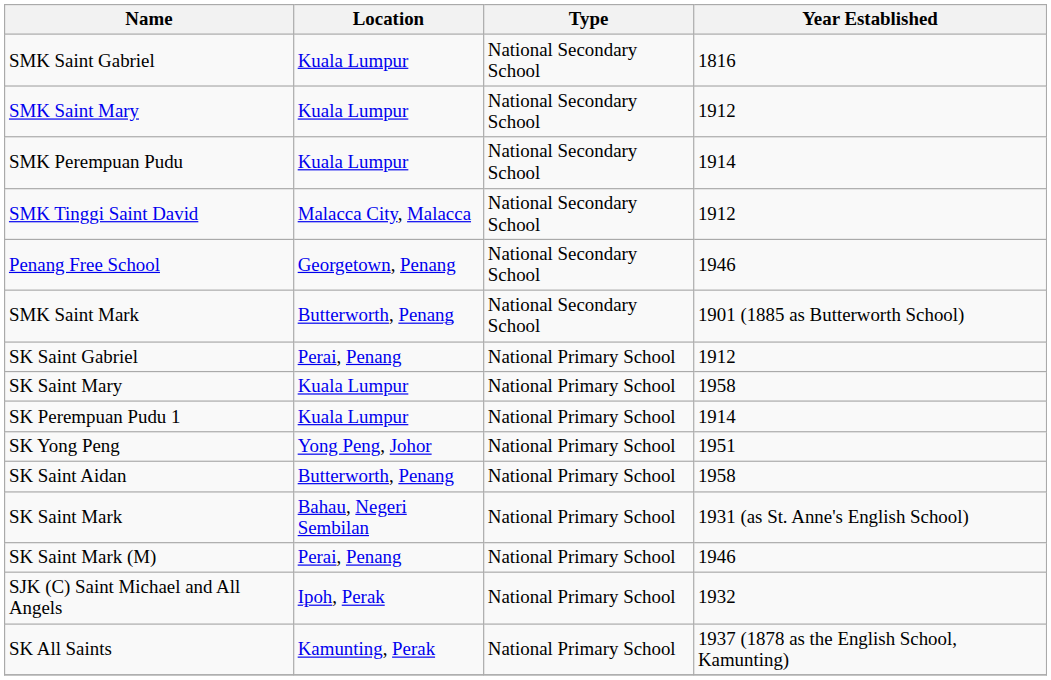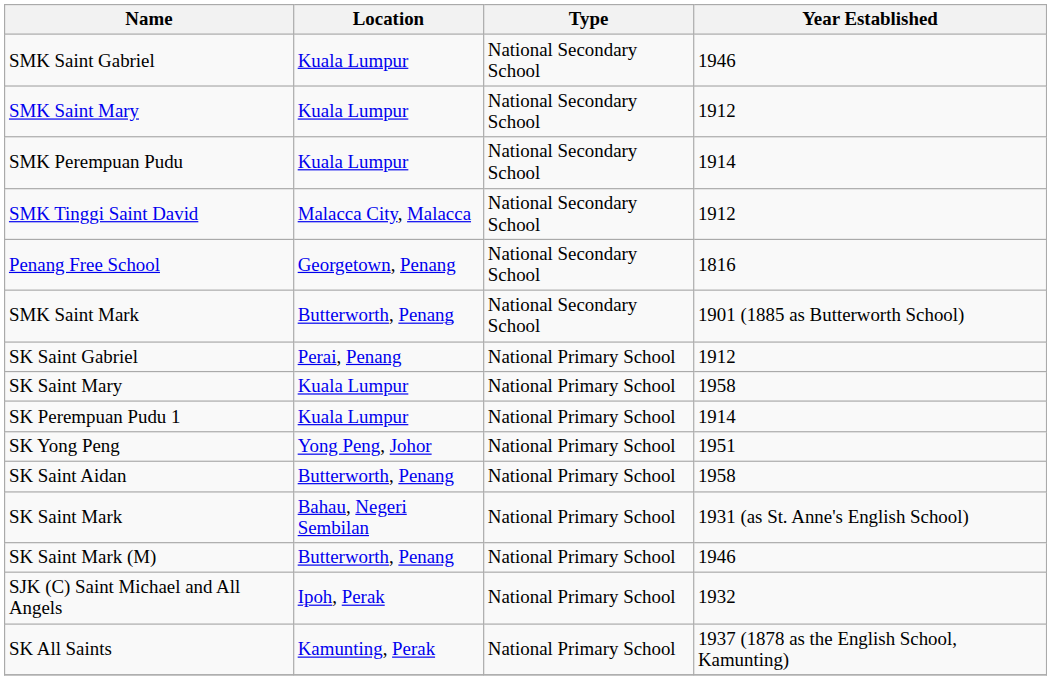(717, 60) 1816 -> (717, 60) 1946
(717, 264) 1946 -> (717, 264) 1816
(350, 557) Perai, Penang -> (376, 557) Butterworth, Penang
